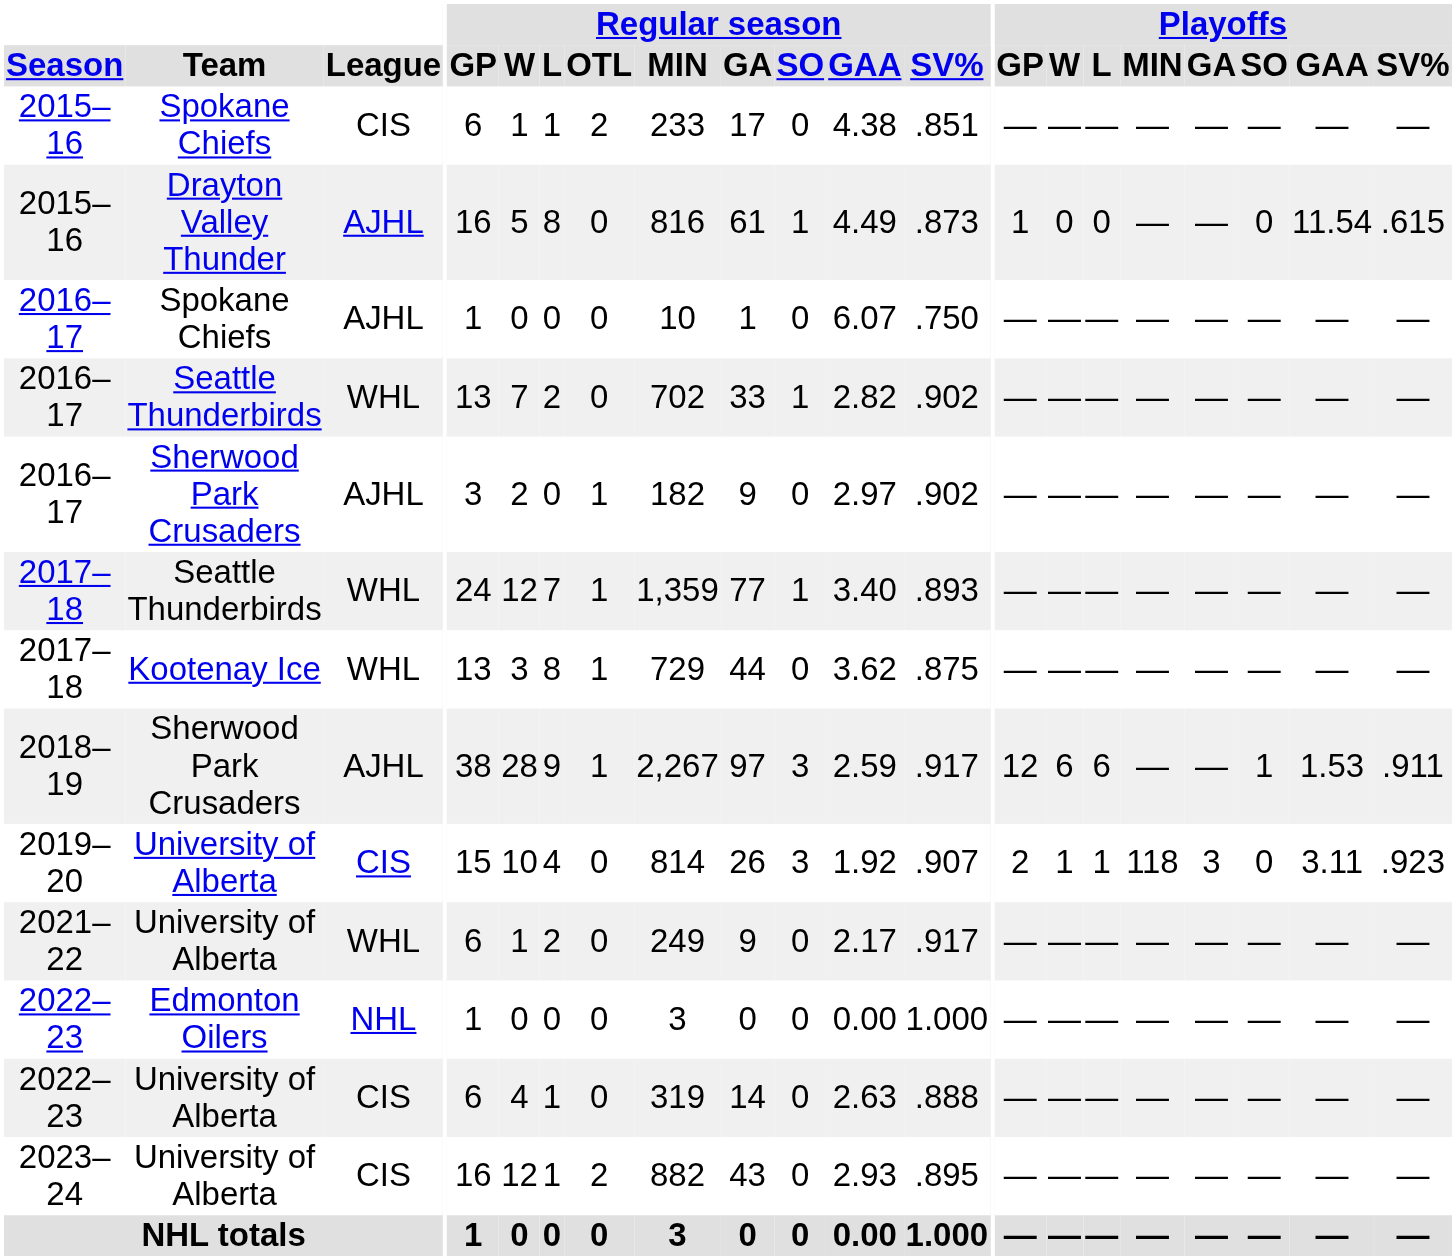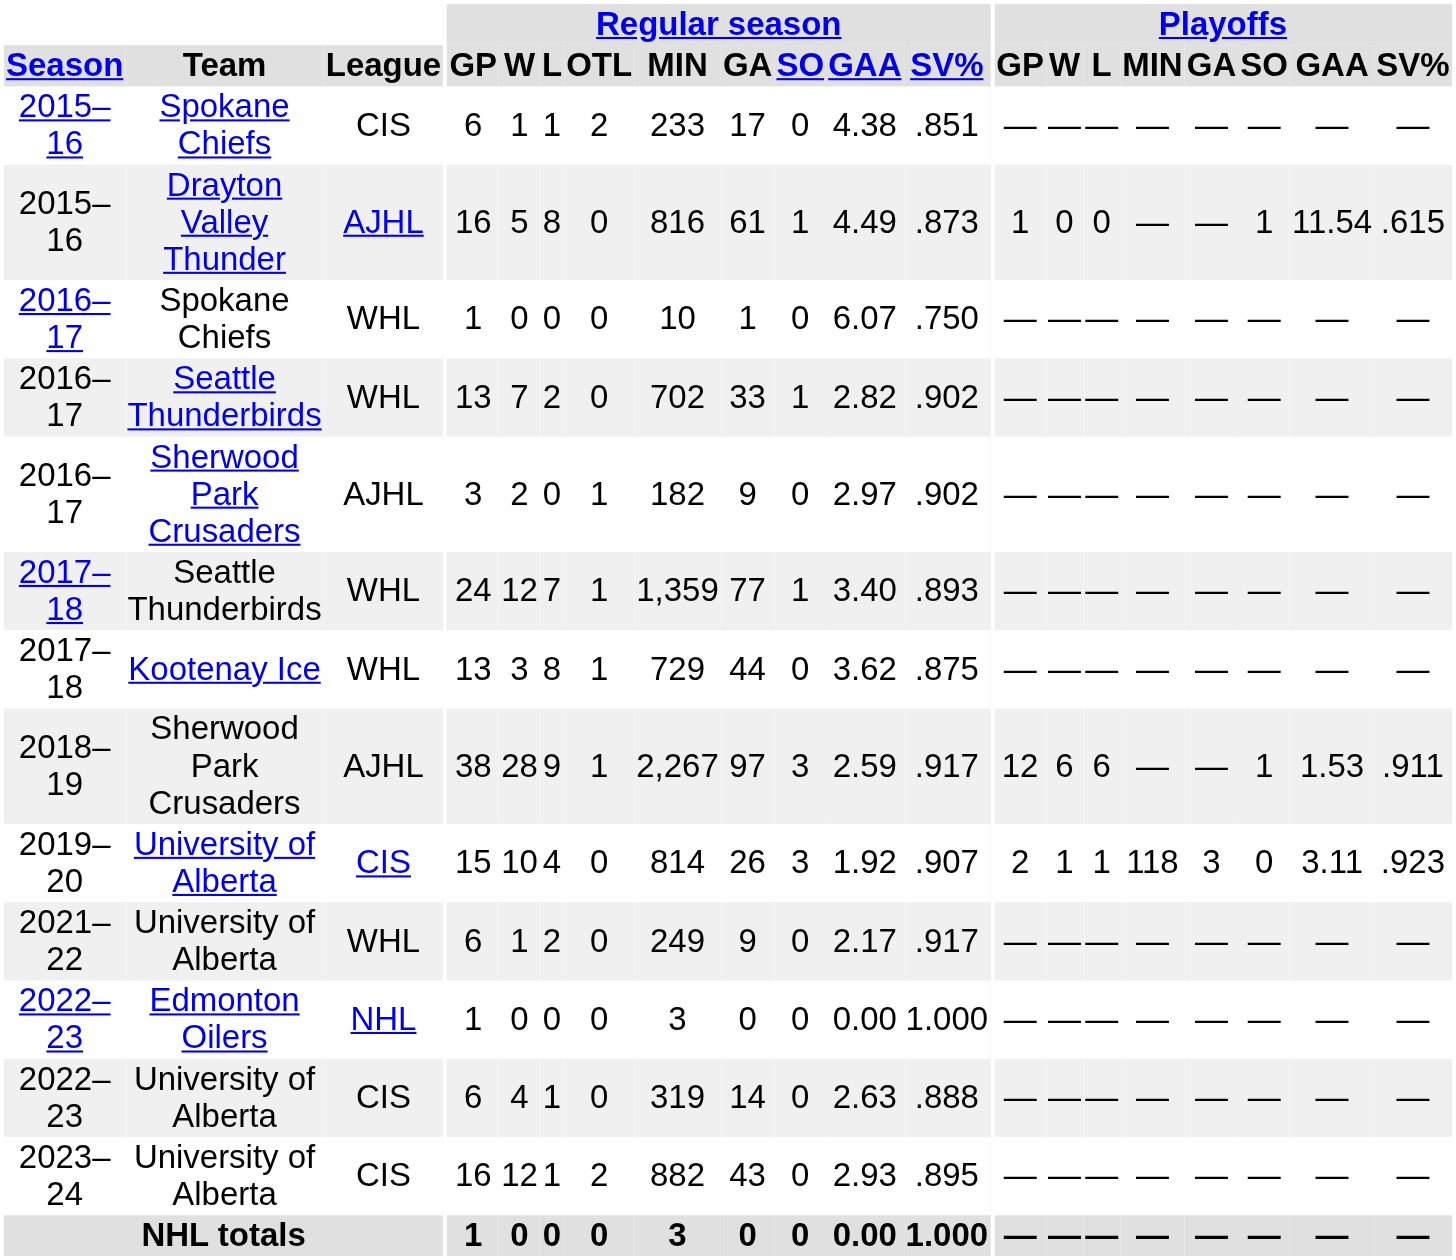(1264, 221) 0 -> (1264, 221) 1
(383, 318) AJHL -> (383, 318) WHL
